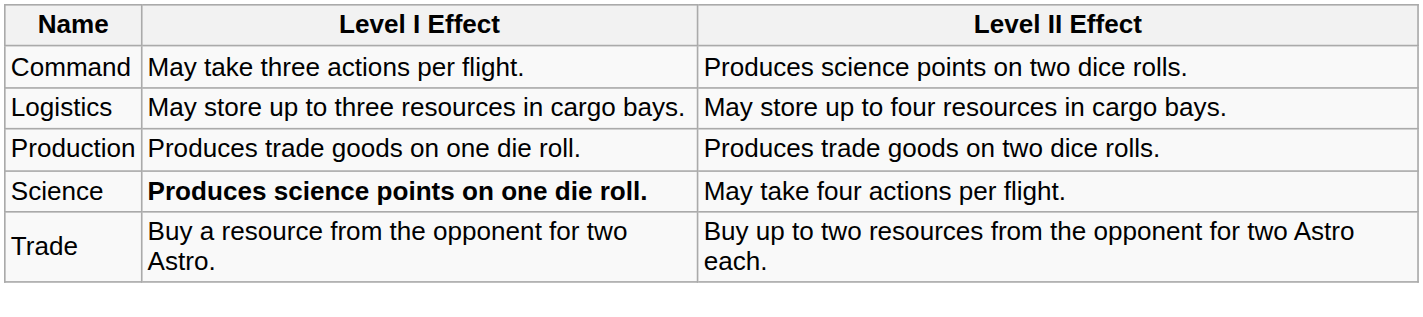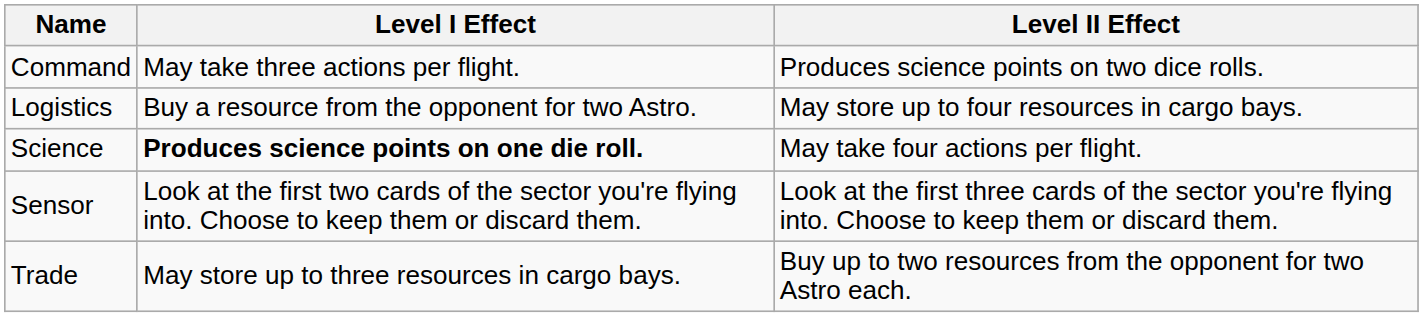(416, 107) May store up to three resources in cargo bays. -> (420, 107) Buy a resource from the opponent for two Astro.
- row: (73, 149)
+ row: (52, 205)
(387, 246) Buy a resource from the opponent for two Astro. -> (412, 275) May store up to three resources in cargo bays.
